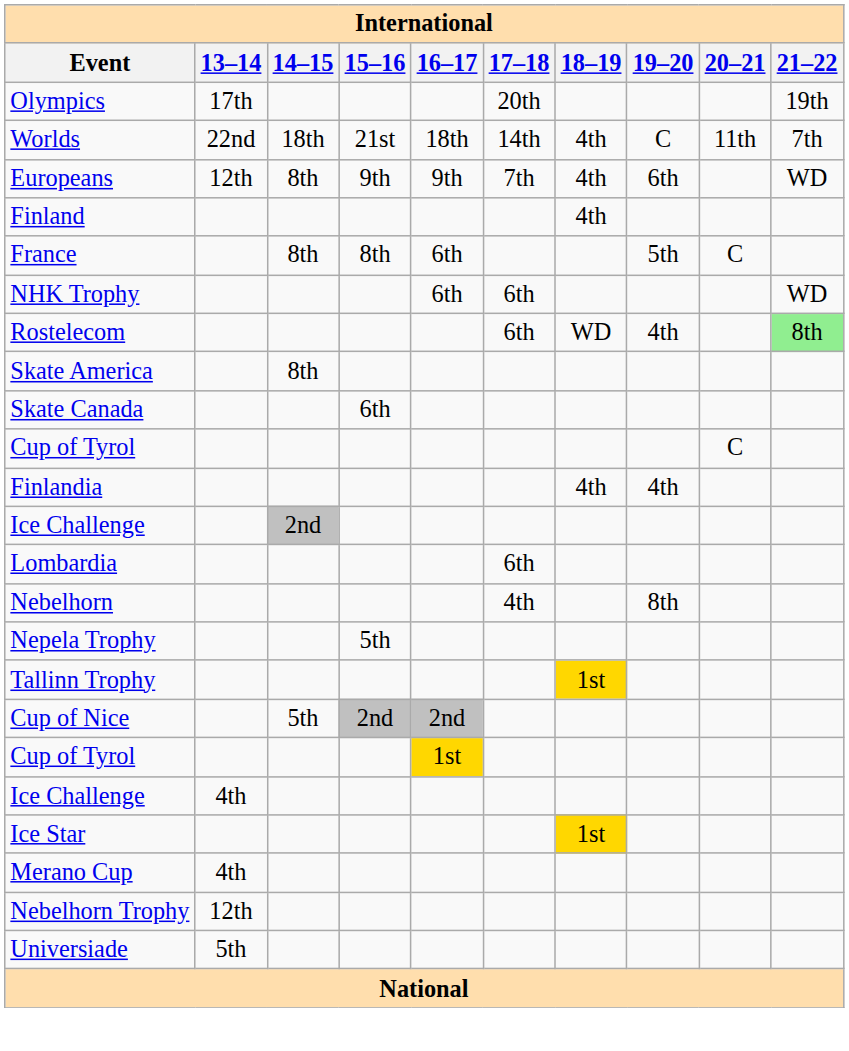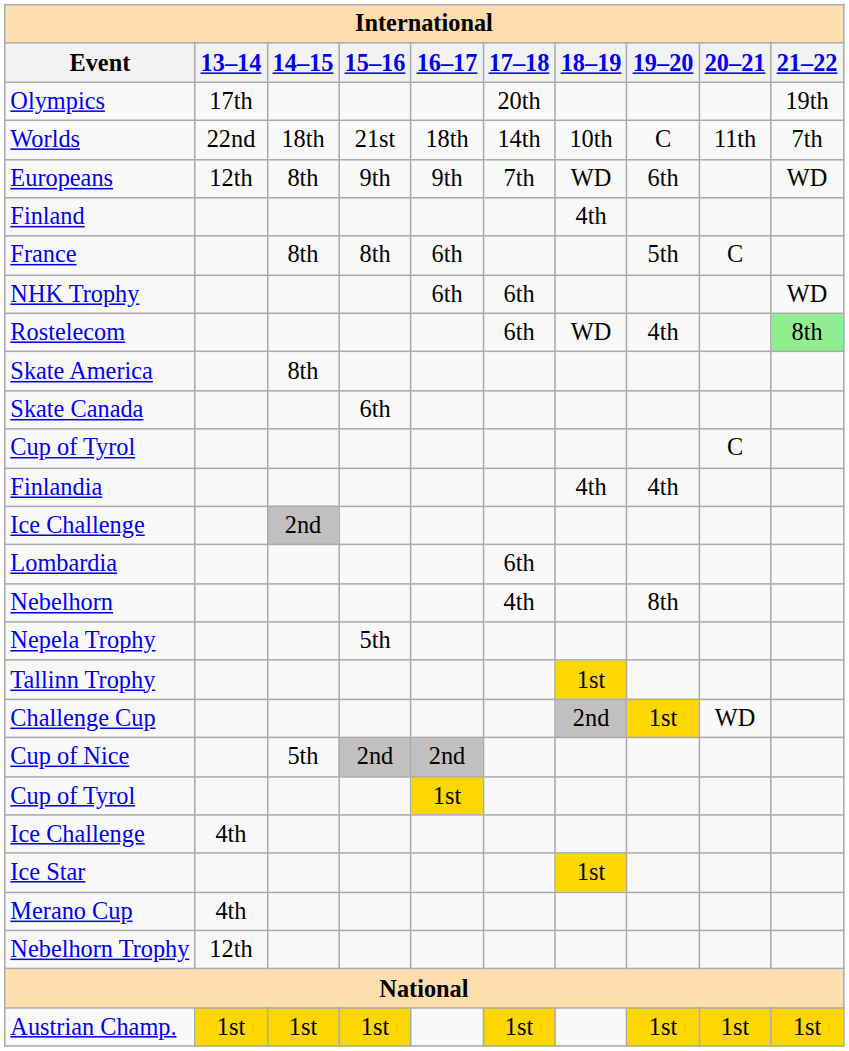(591, 139) 4th -> (591, 139) 10th
(591, 178) 4th -> (591, 178) WD
+ row: (83, 718)
- row: (69, 949)
+ row: (93, 1026)
